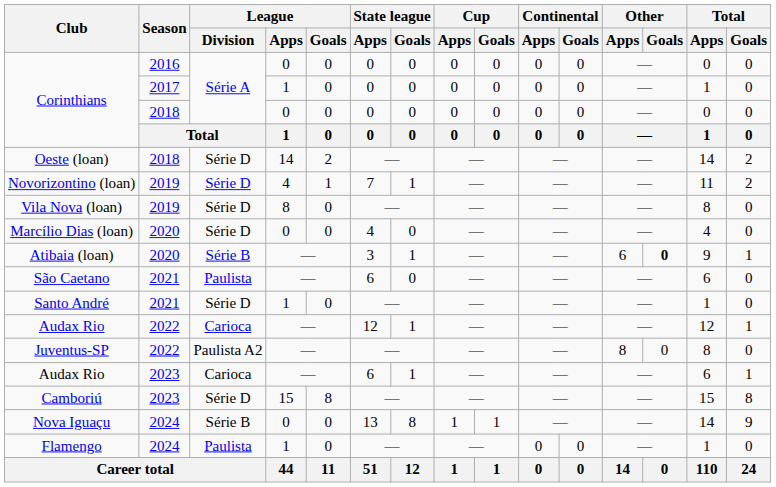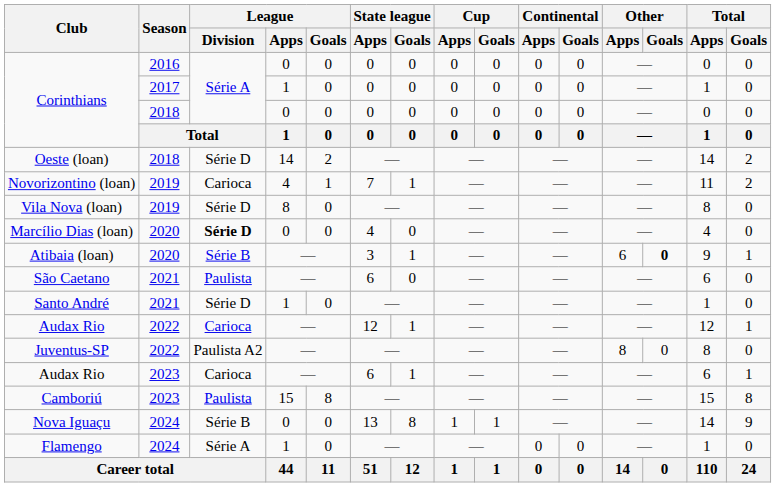(228, 183) Série D -> (228, 183) Carioca
(228, 231) normal -> (228, 231) bold
(228, 398) Série D -> (228, 398) Paulista
(228, 445) Paulista -> (228, 445) Série A
